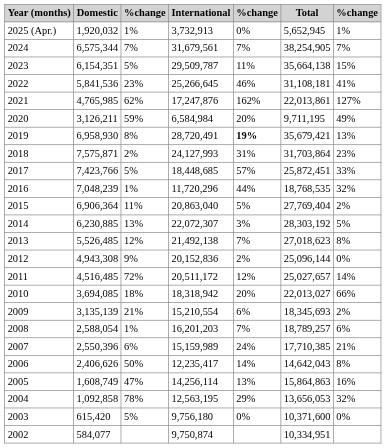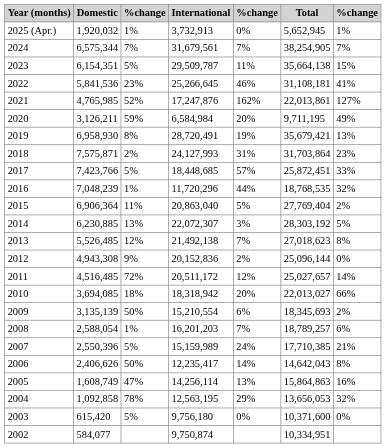(134, 101) 62% -> (134, 101) 52%
(247, 136) bold -> (246, 136) normal
(134, 311) 21% -> (134, 311) 50%
(131, 346) 6% -> (131, 346) 5%
